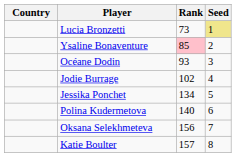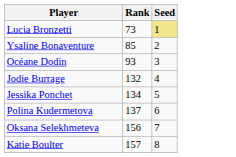- column: (31, 12)
(184, 45) pink background -> (130, 45) no background
(187, 78) 102 -> (133, 78) 132
(187, 111) 140 -> (133, 111) 137
